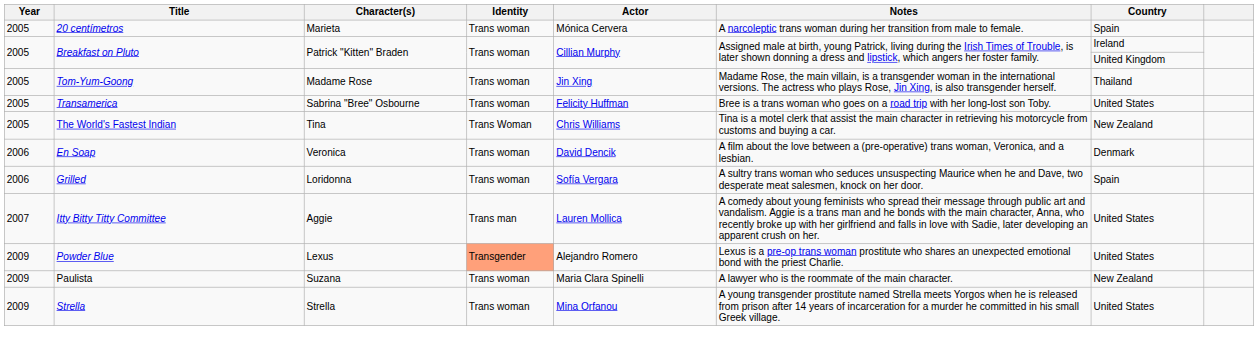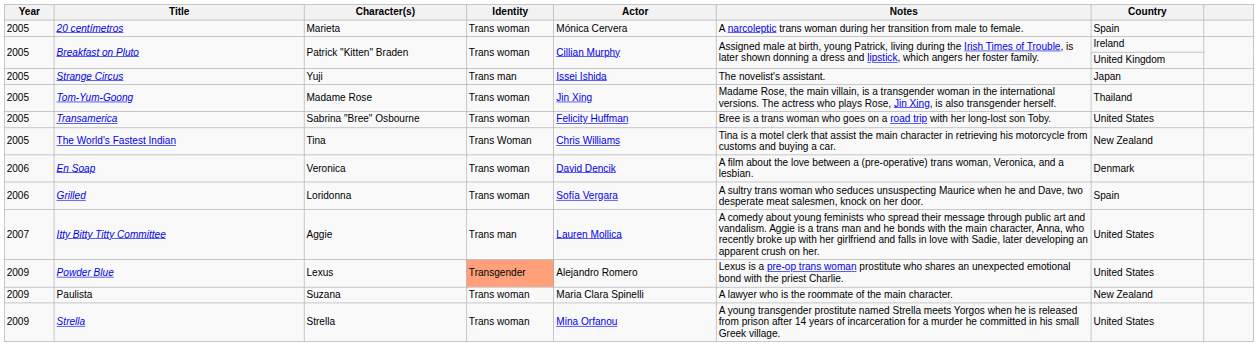+ row: (90, 76)
